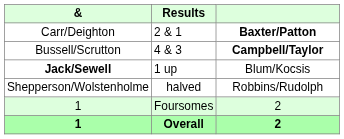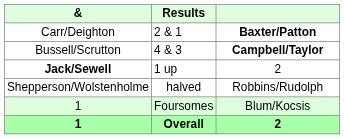(278, 69) Blum/Kocsis -> (278, 69) 2
(278, 106) 2 -> (278, 106) Blum/Kocsis
